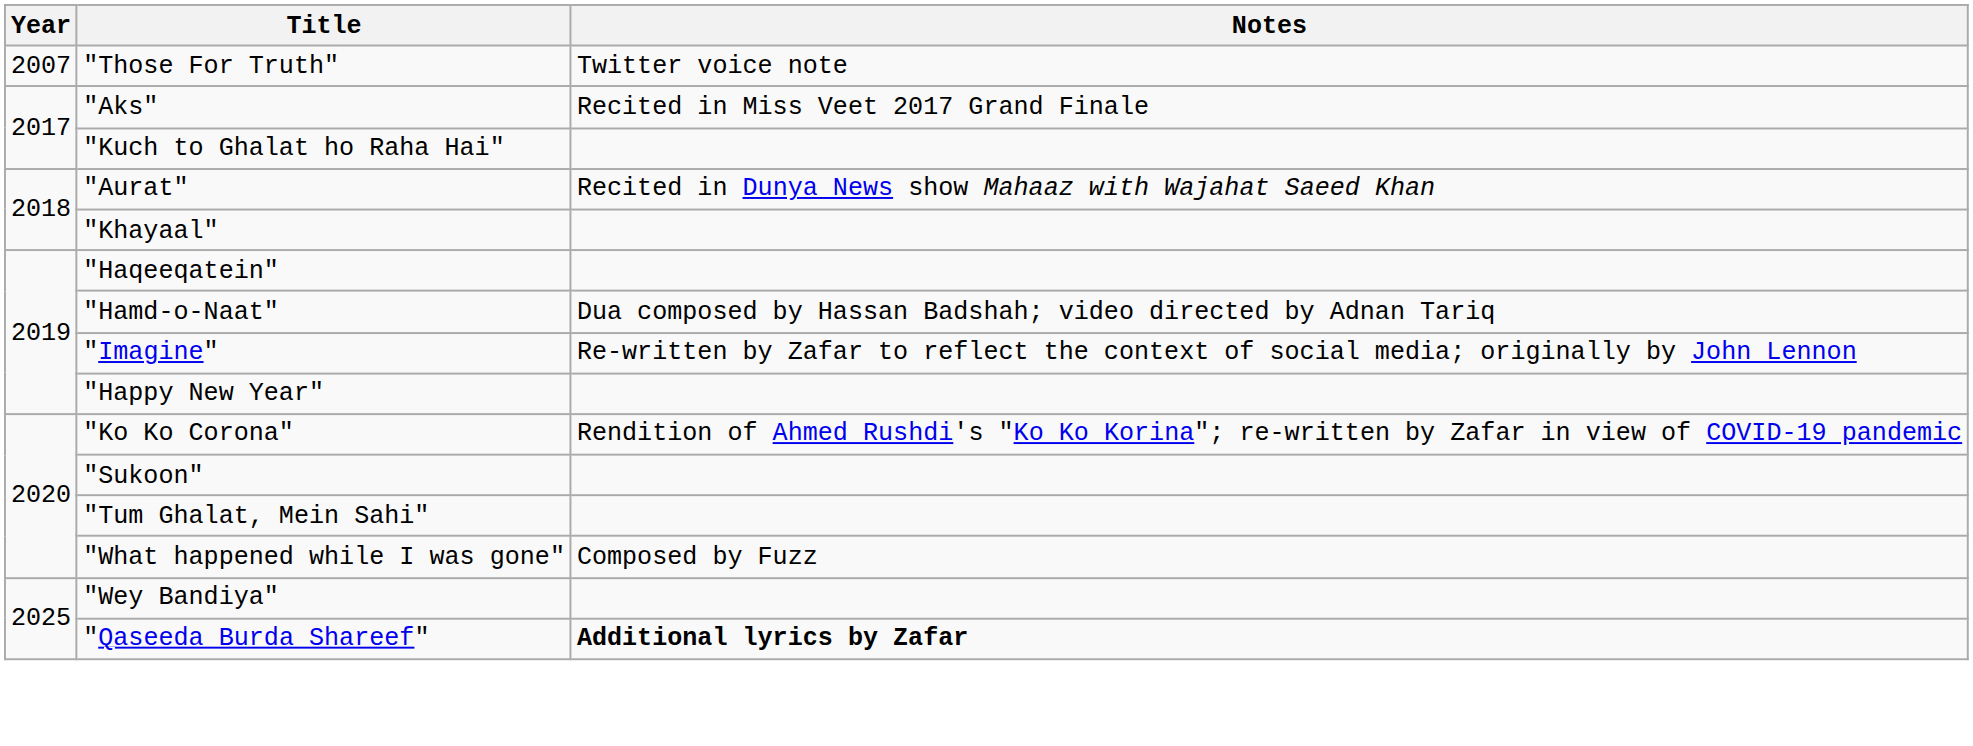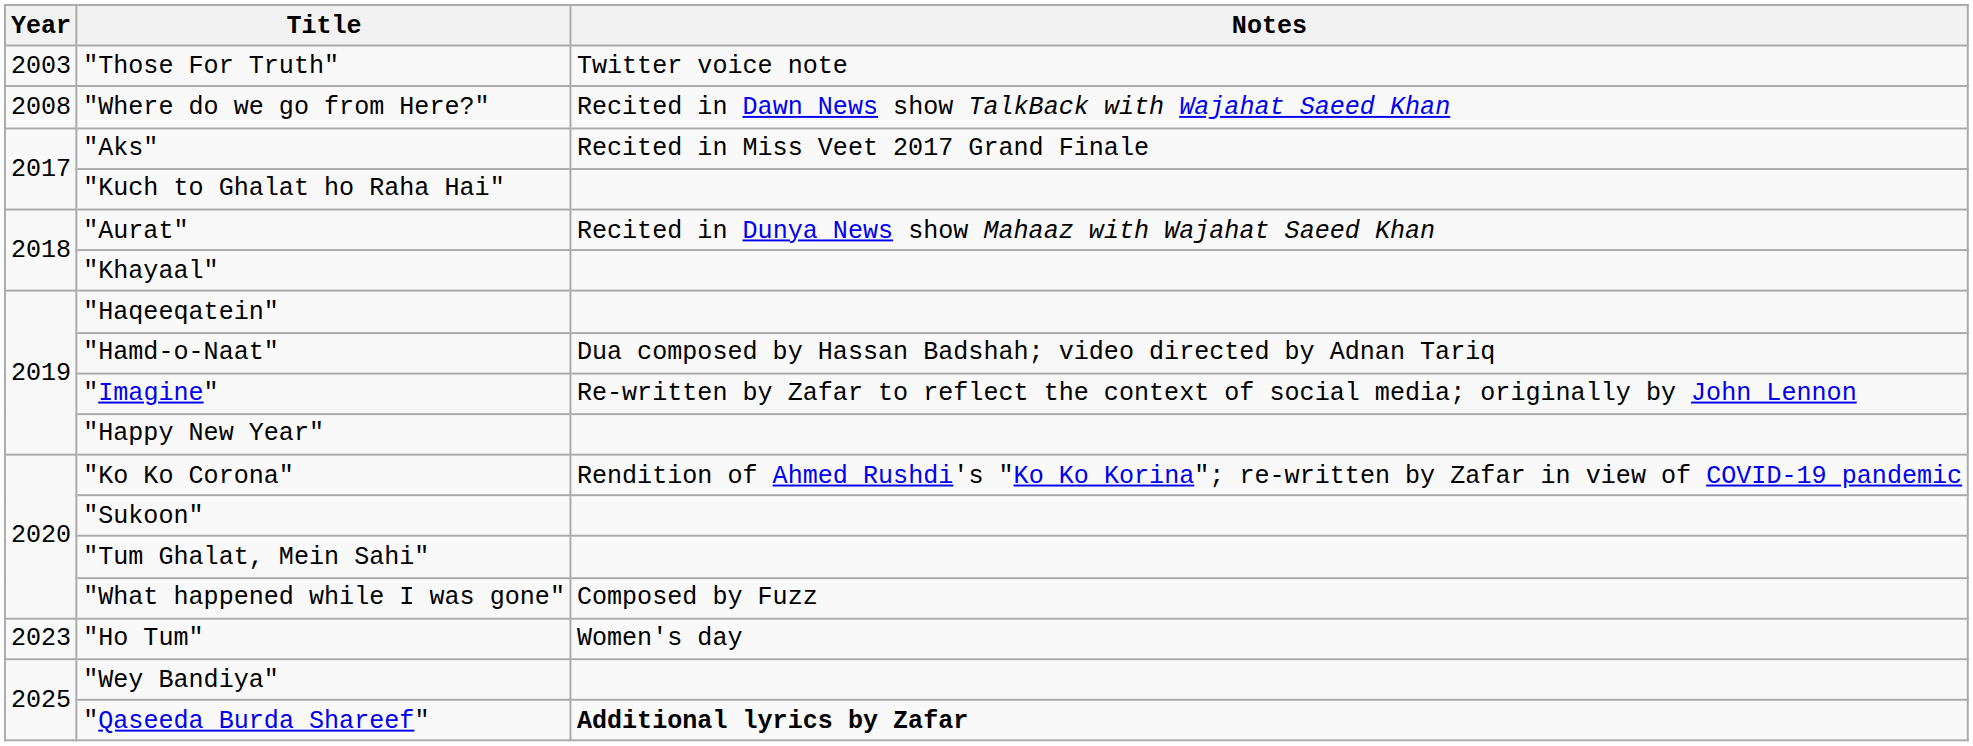(41, 66) 2007 -> (41, 66) 2003
+ row: (286, 107)
+ row: (143, 639)
